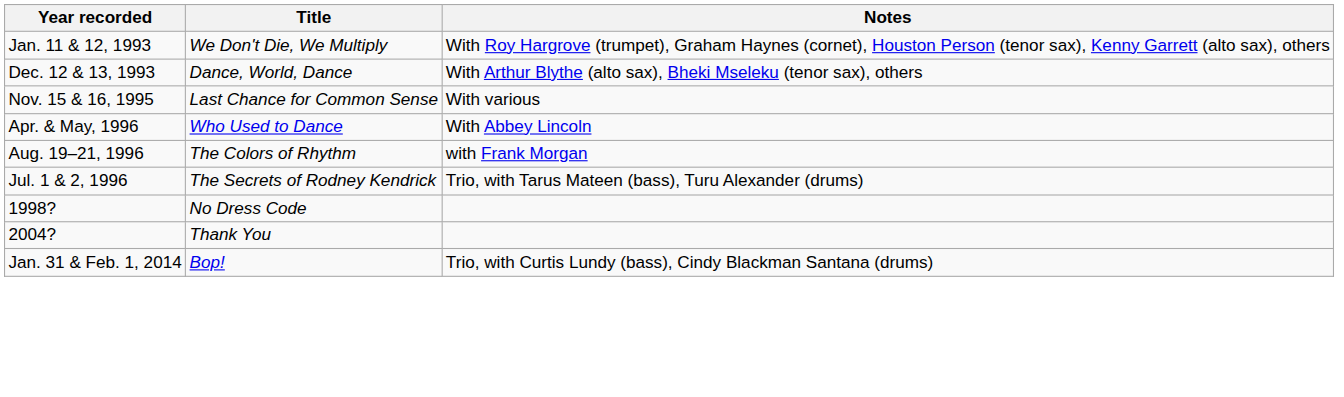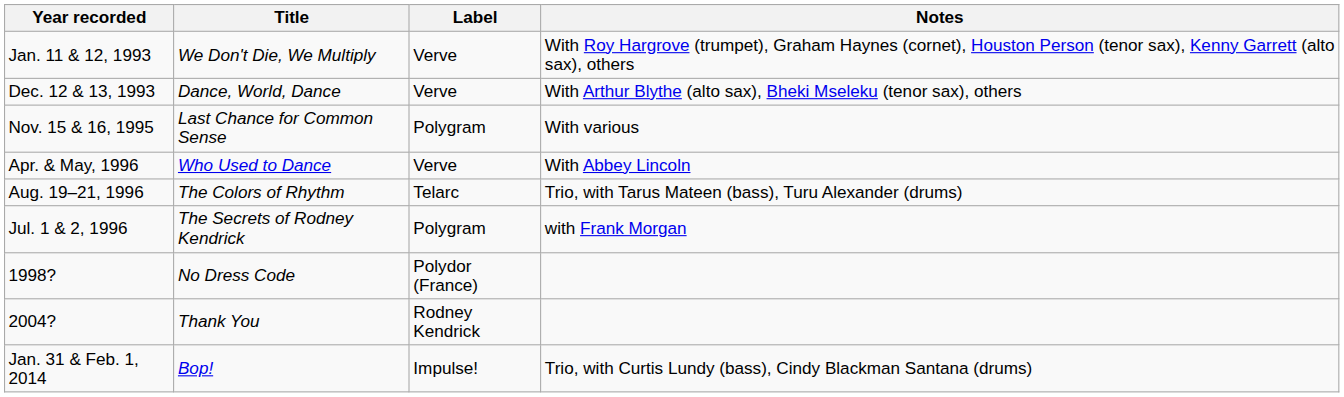+ column: (475, 18)
(517, 153) with Frank Morgan -> (754, 192) Trio, with Tarus Mateen (bass), Turu Alexander (drums)
(655, 180) Trio, with Tarus Mateen (bass), Turu Alexander (drums) -> (616, 229) with Frank Morgan
